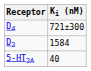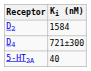rows swapped: (11, 43) <-> (11, 28)
